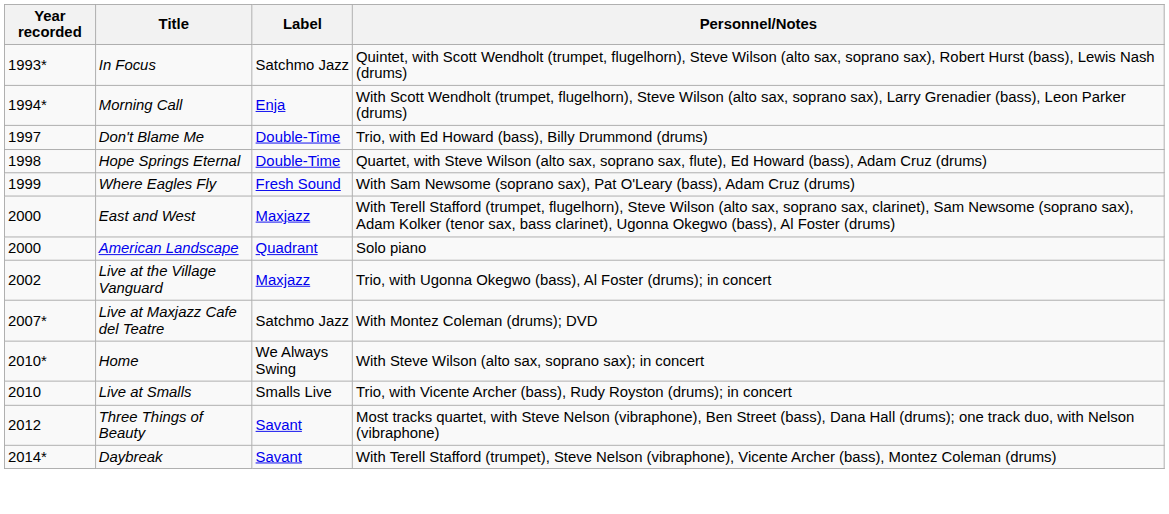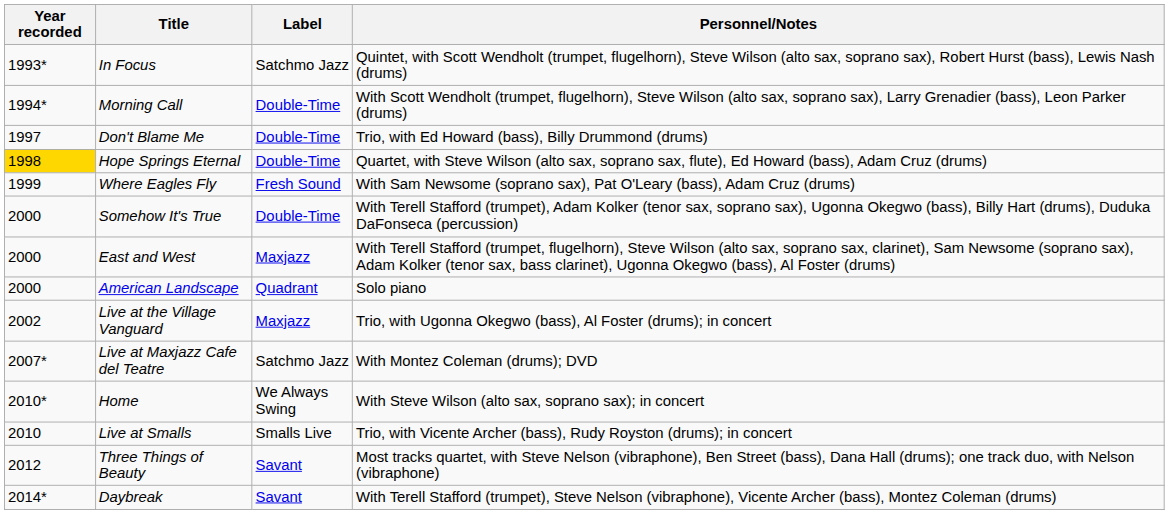(271, 105) Enja -> (298, 105) Double-Time
(24, 160) no background -> (24, 160) gold background
+ row: (160, 216)
